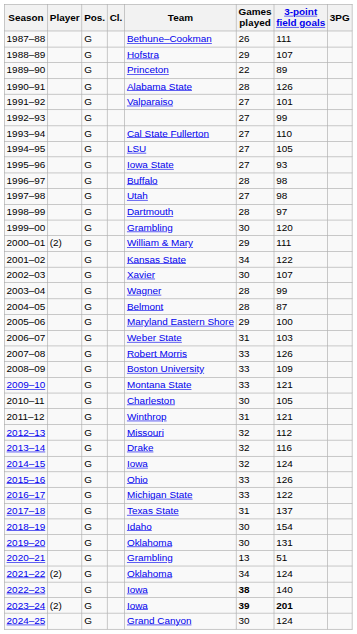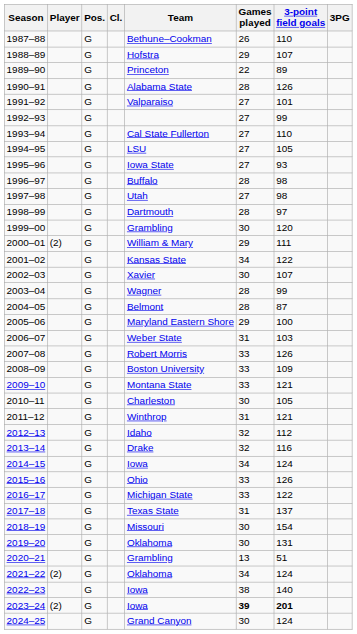(284, 39) 111 -> (284, 39) 110
(145, 432) Missouri -> (139, 432) Idaho
(244, 464) 32 -> (244, 464) 34
(139, 526) Idaho -> (145, 526) Missouri
(244, 589) bold -> (244, 589) normal
